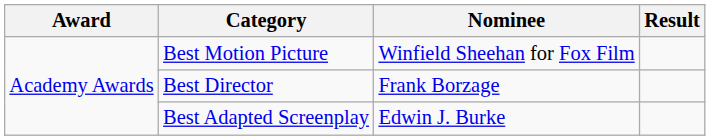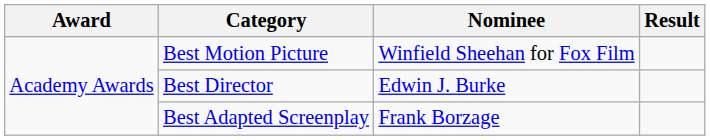(439, 85) Frank Borzage -> (442, 85) Edwin J. Burke
(442, 118) Edwin J. Burke -> (439, 118) Frank Borzage
